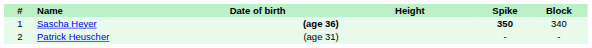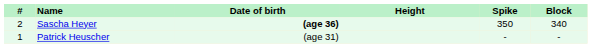(20, 24) 1 -> (20, 24) 2
(505, 24) bold -> (505, 24) normal
(20, 37) 2 -> (20, 37) 1
